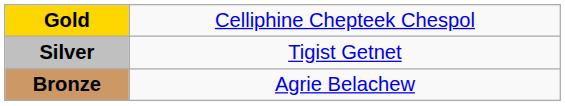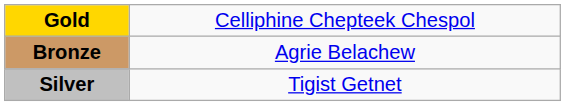rows swapped: (67, 52) <-> (67, 84)
